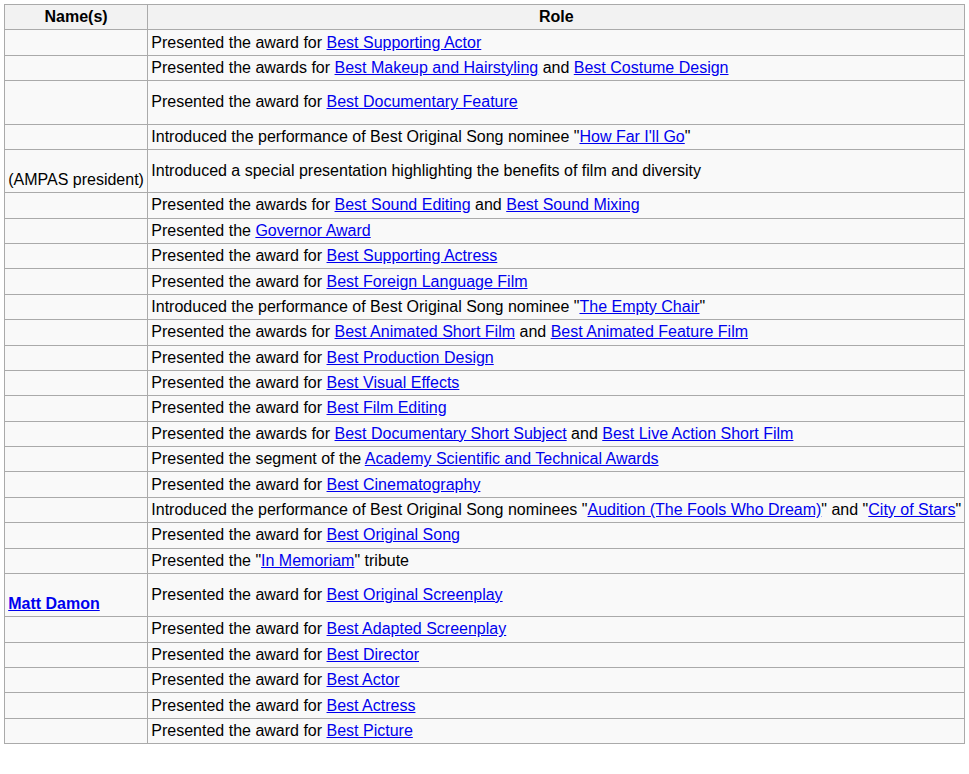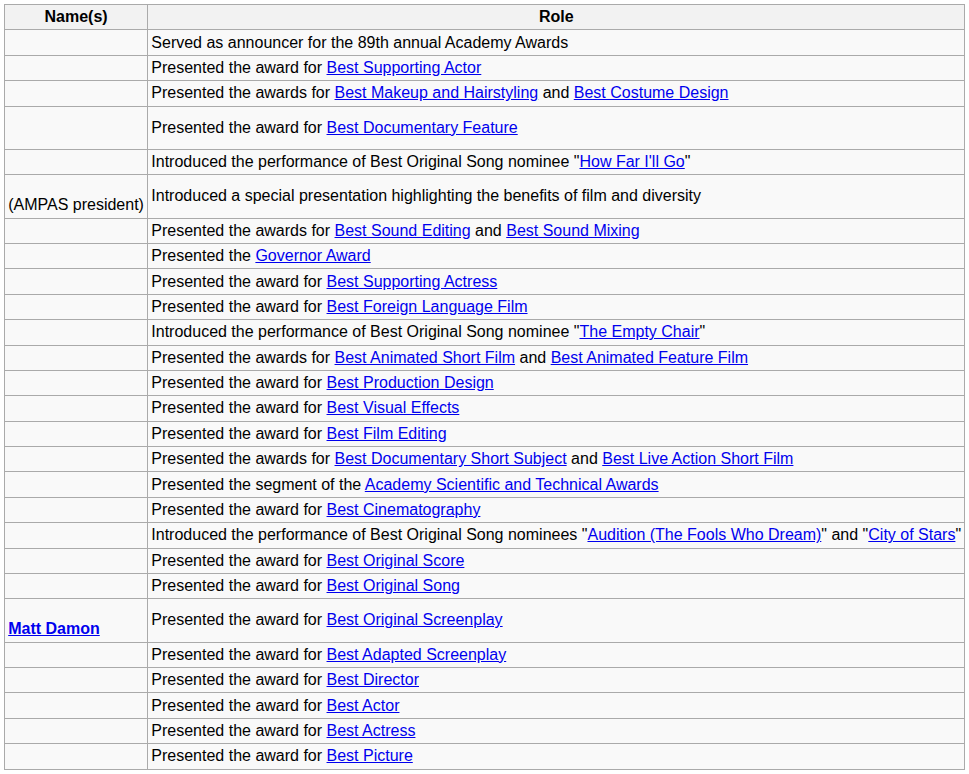+ row: (360, 42)
+ row: (308, 560)
- row: (280, 560)
